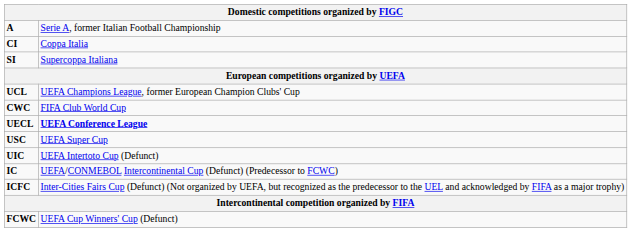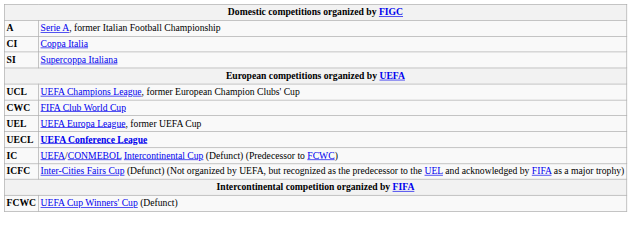+ row: (17, 124)
- row: (16, 140)
- row: (15, 156)
